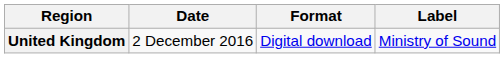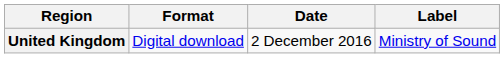columns swapped: (193, 16) <-> (316, 16)
